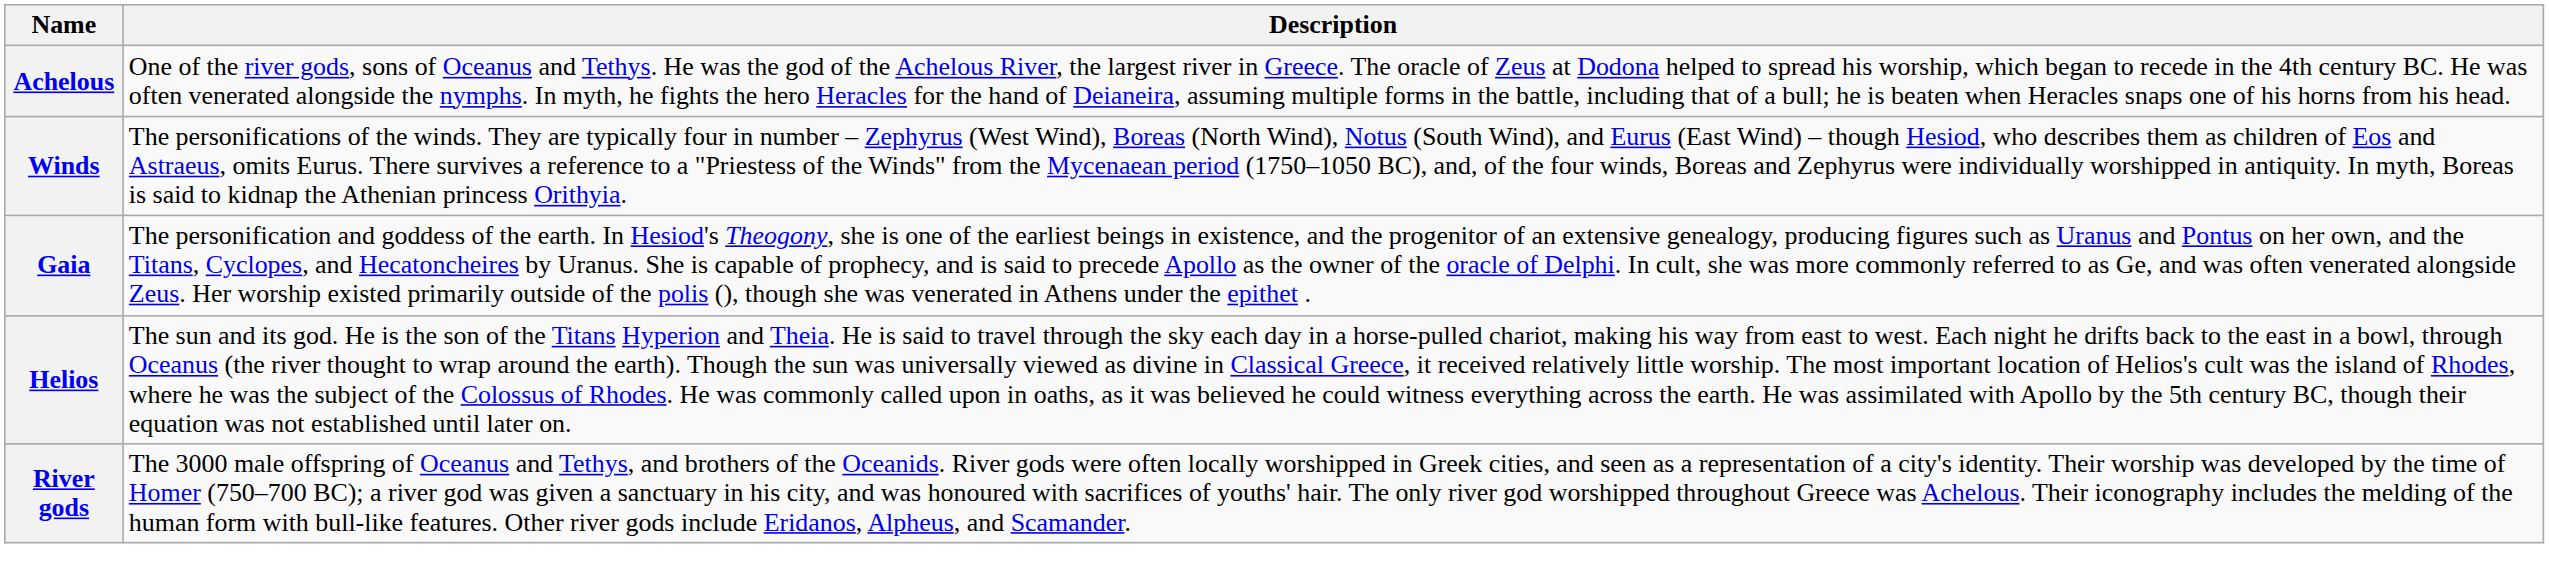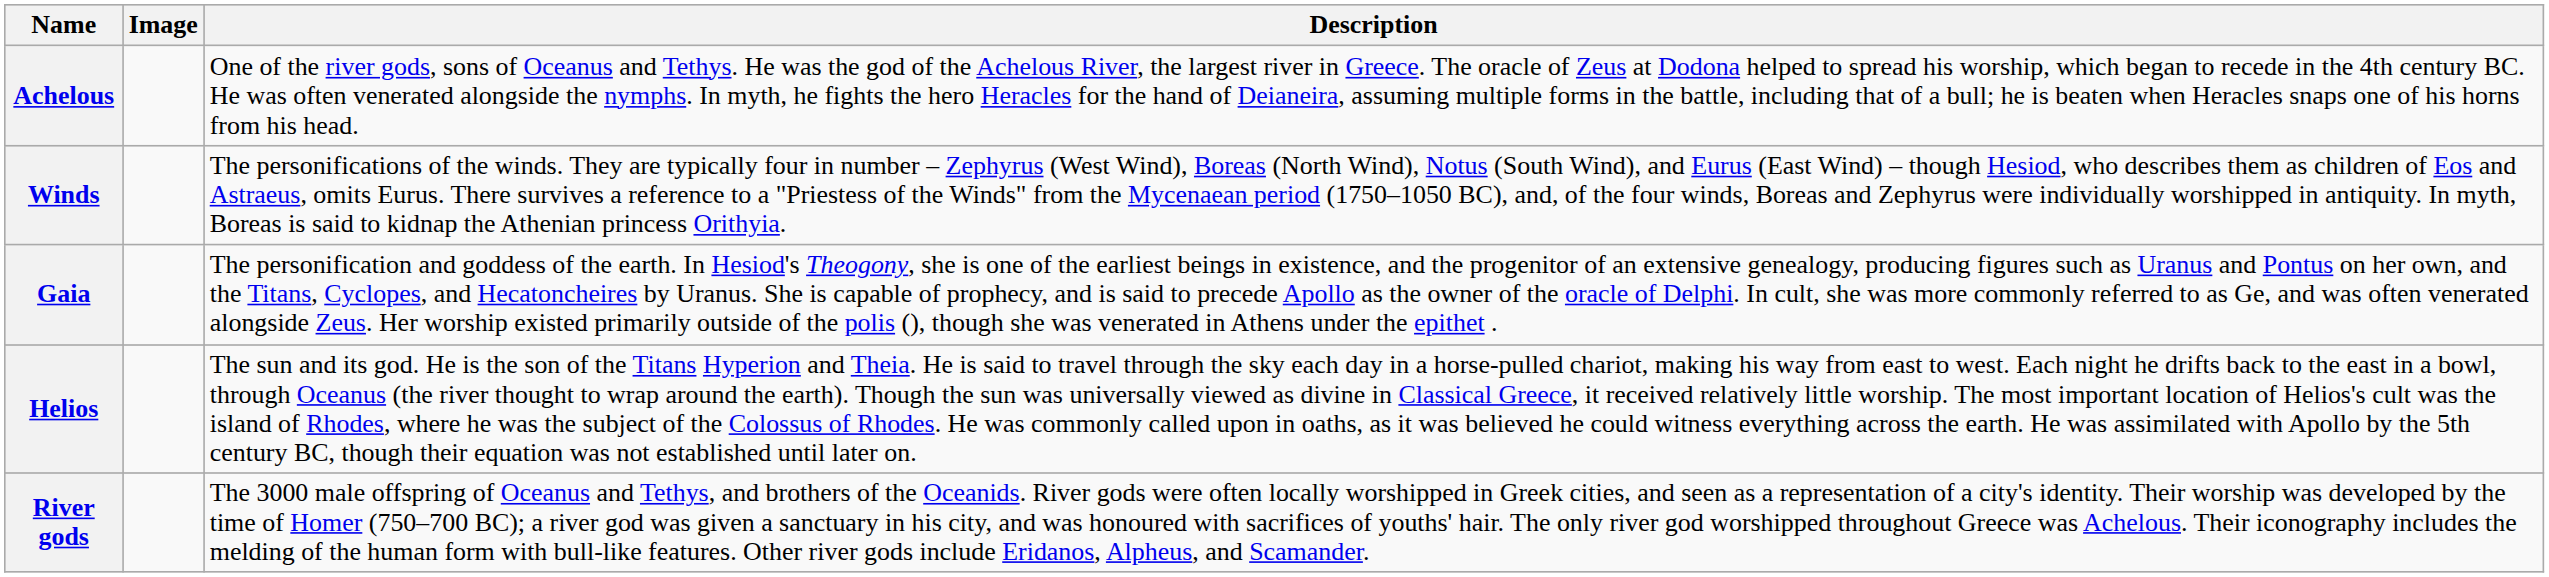+ column: (163, 25)
